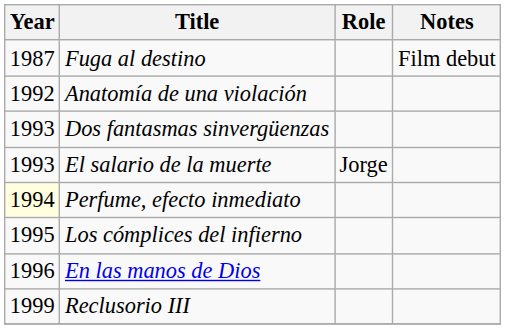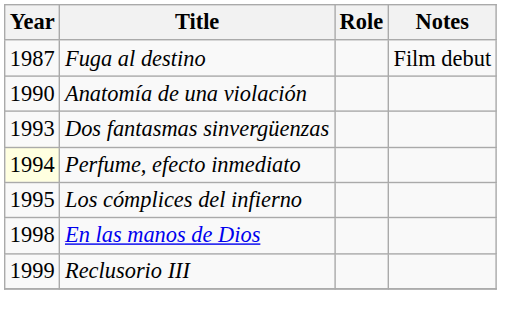(32, 93) 1992 -> (32, 93) 1990
- row: (168, 164)
(32, 270) 1996 -> (32, 235) 1998
